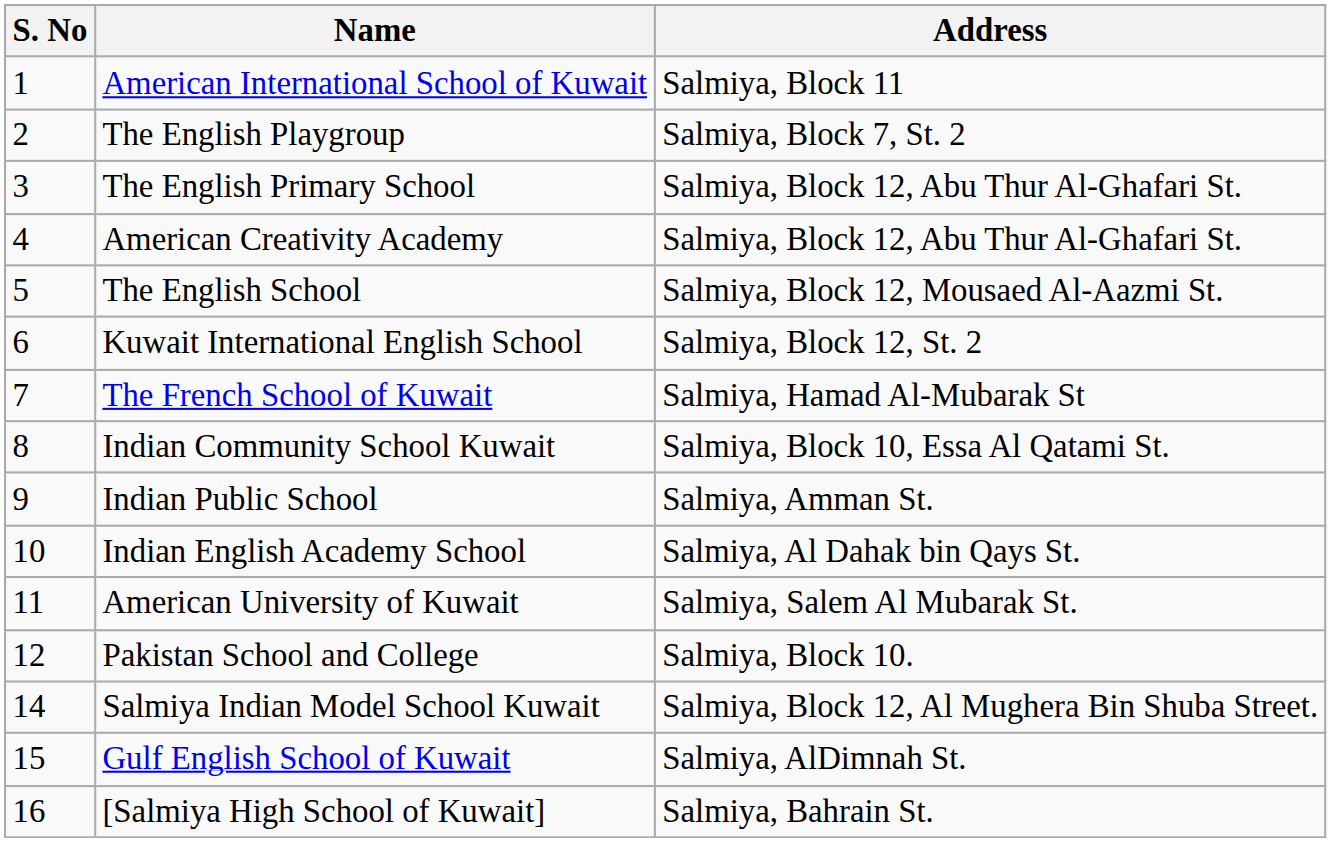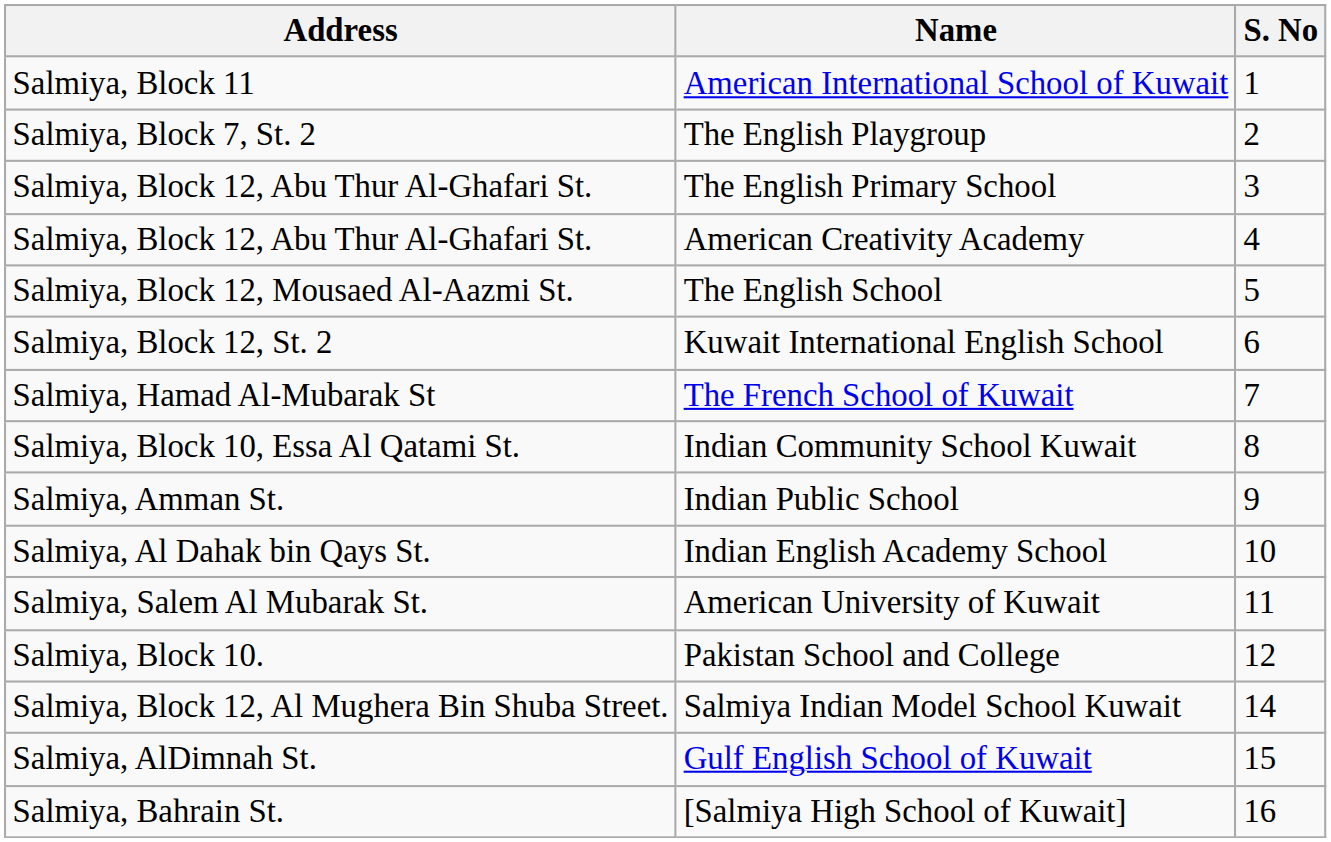columns swapped: (50, 30) <-> (990, 30)
